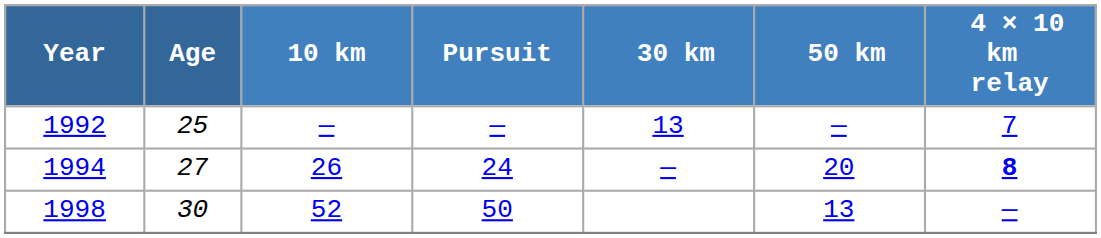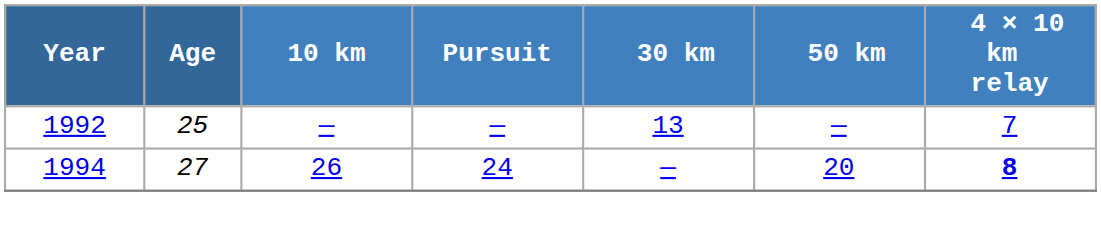- row: (75, 212)
